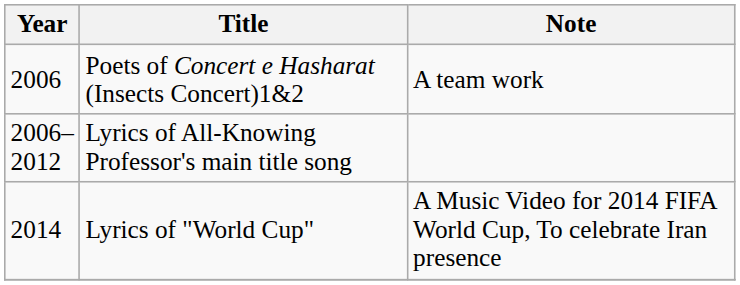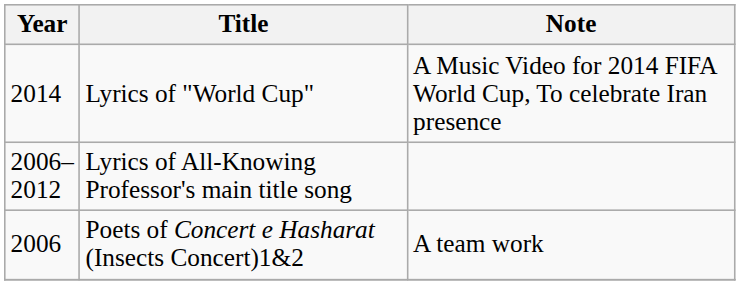rows swapped: (200, 230) <-> (230, 78)
